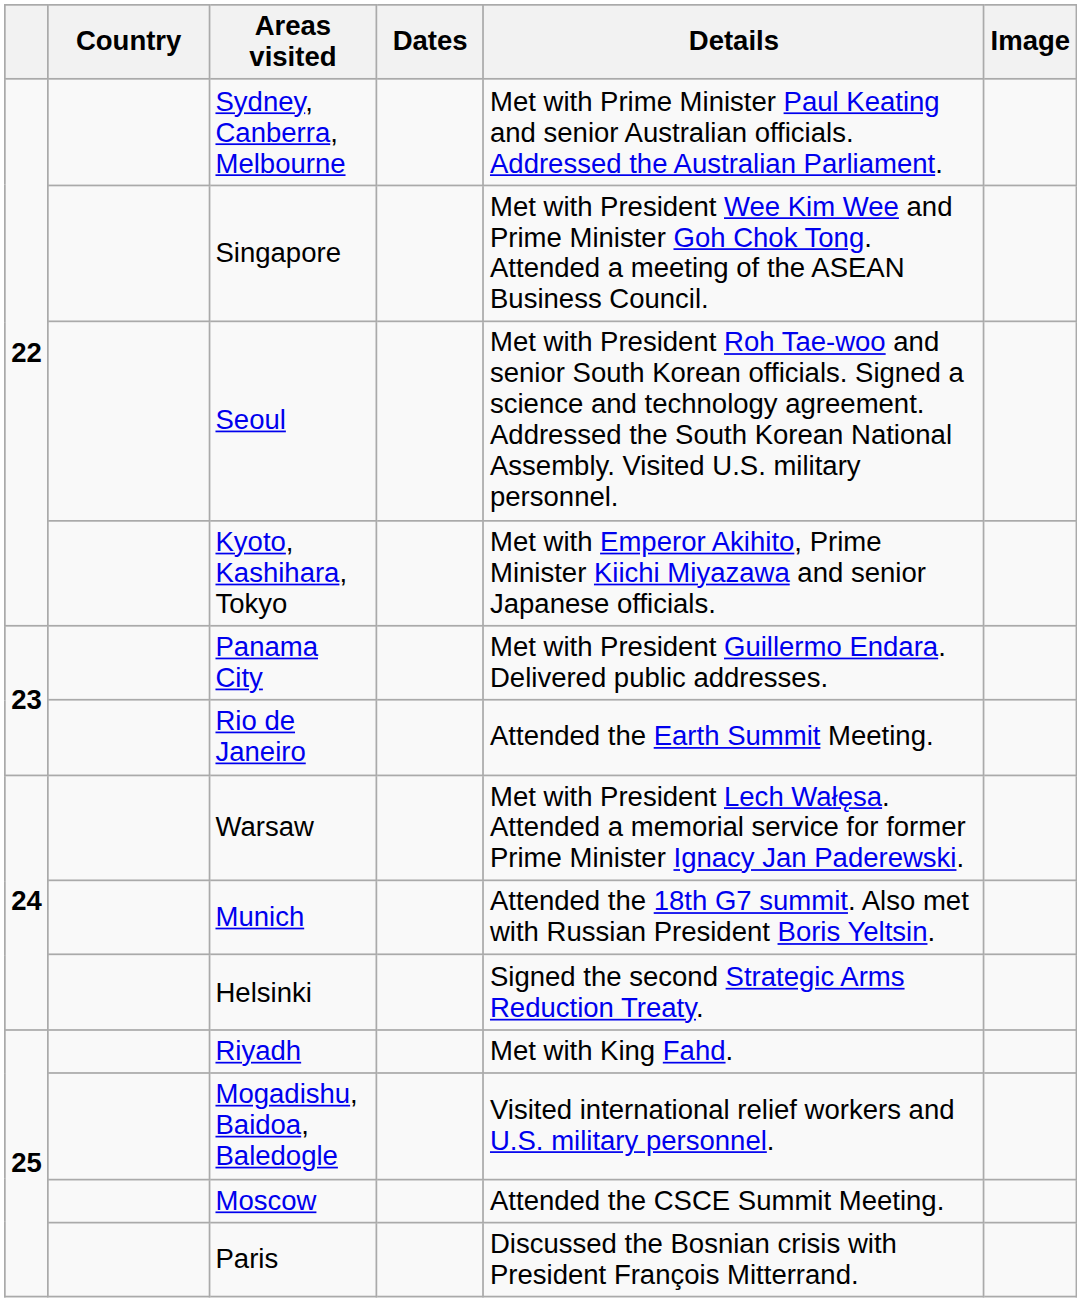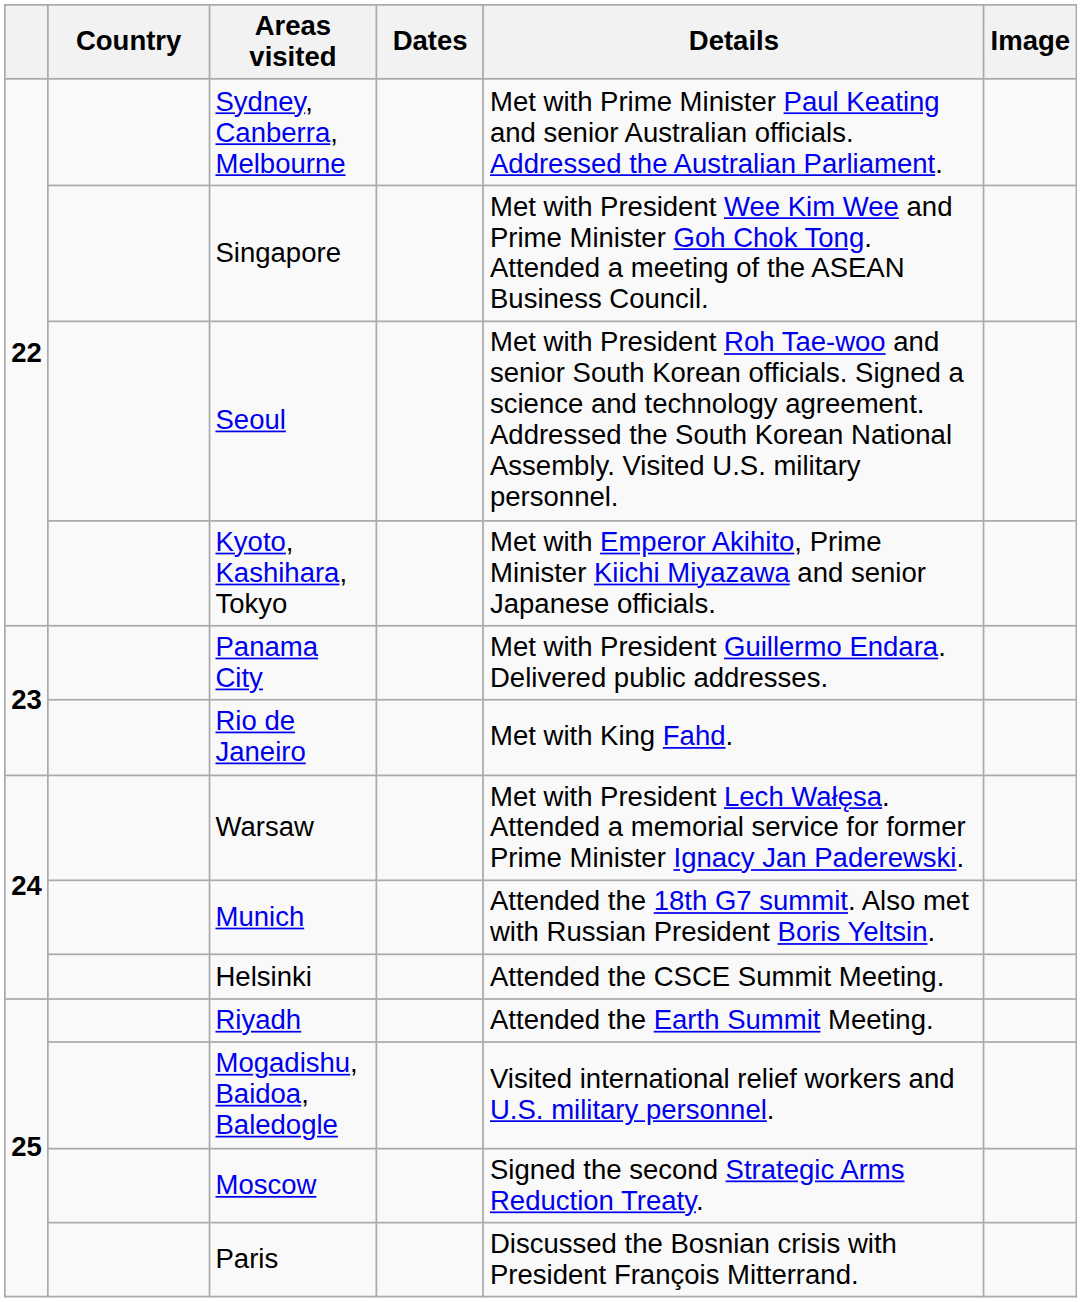(712, 737) Attended the Earth Summit Meeting. -> (612, 737) Met with King Fahd.
(697, 991) Signed the second Strategic Arms Reduction Treaty. -> (717, 976) Attended the CSCE Summit Meeting.
(612, 1051) Met with King Fahd. -> (712, 1020) Attended the Earth Summit Meeting.
(717, 1200) Attended the CSCE Summit Meeting. -> (697, 1184) Signed the second Strategic Arms Reduction Treaty.
